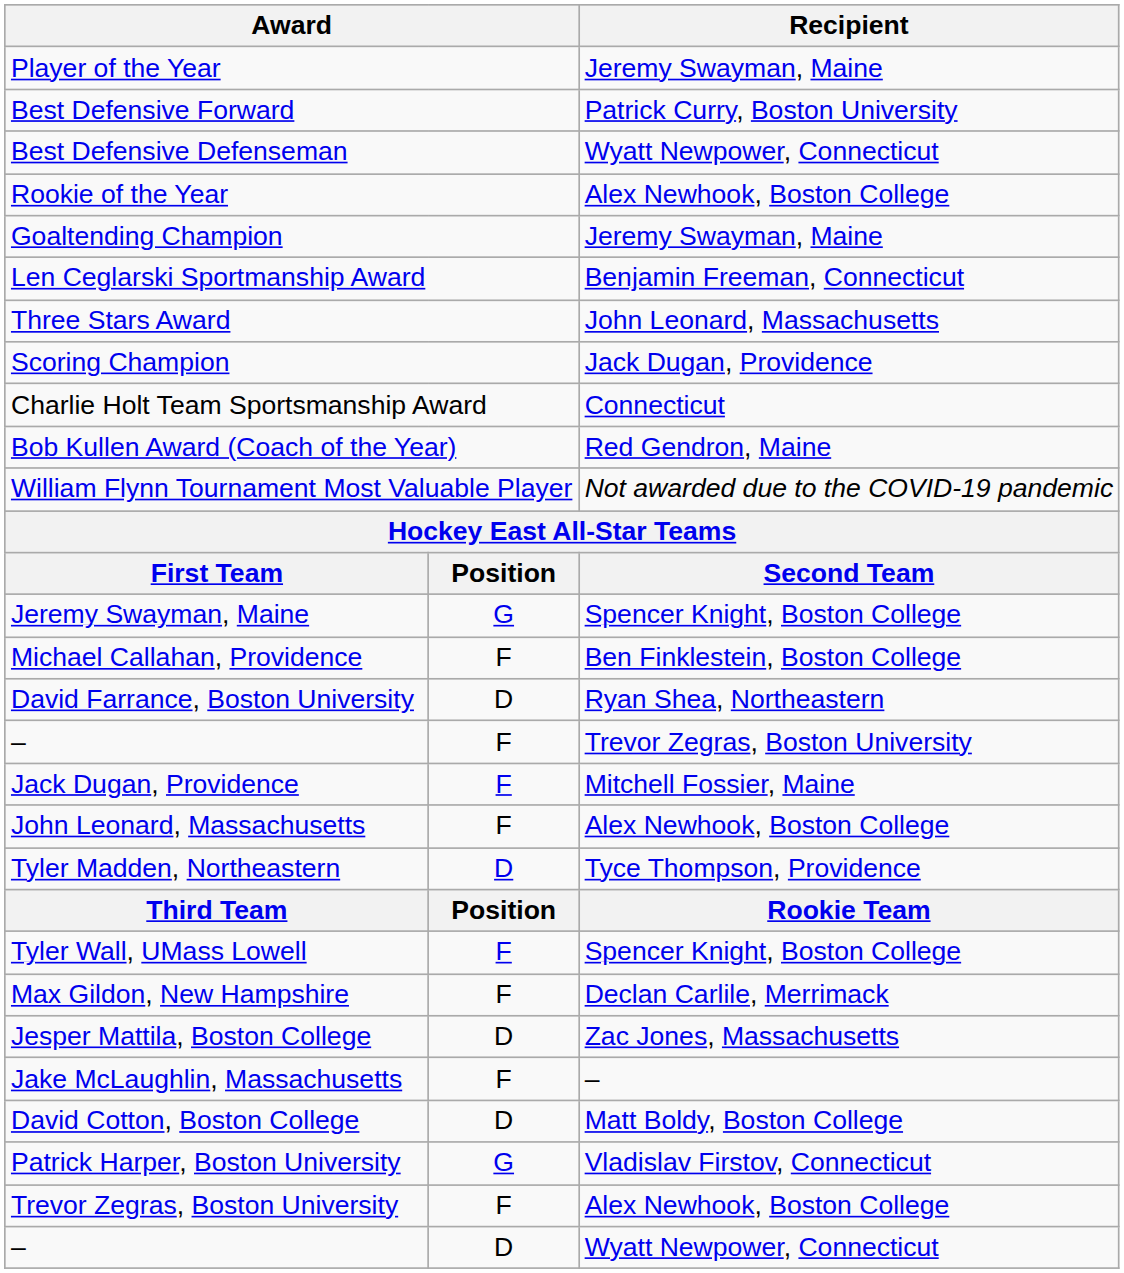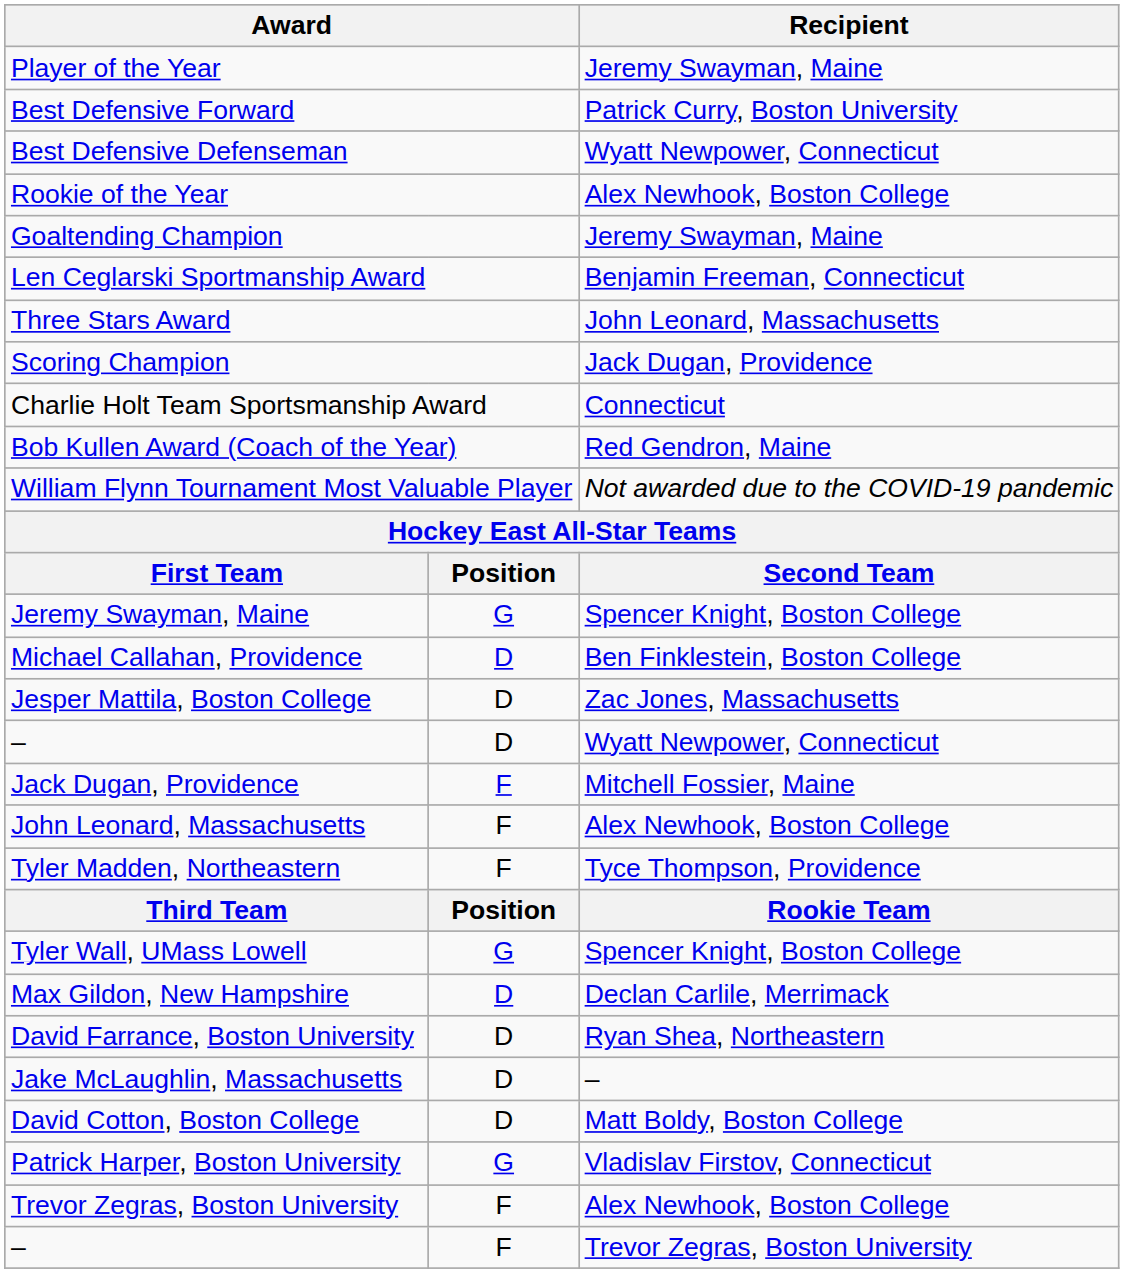(504, 657) F -> (504, 657) D
rows swapped: (212, 699) <-> (191, 1036)
rows swapped: (18, 1247) <-> (18, 741)
(504, 868) D -> (504, 868) F
(504, 952) F -> (504, 952) G
(504, 994) F -> (504, 994) D
(504, 1078) F -> (504, 1078) D
